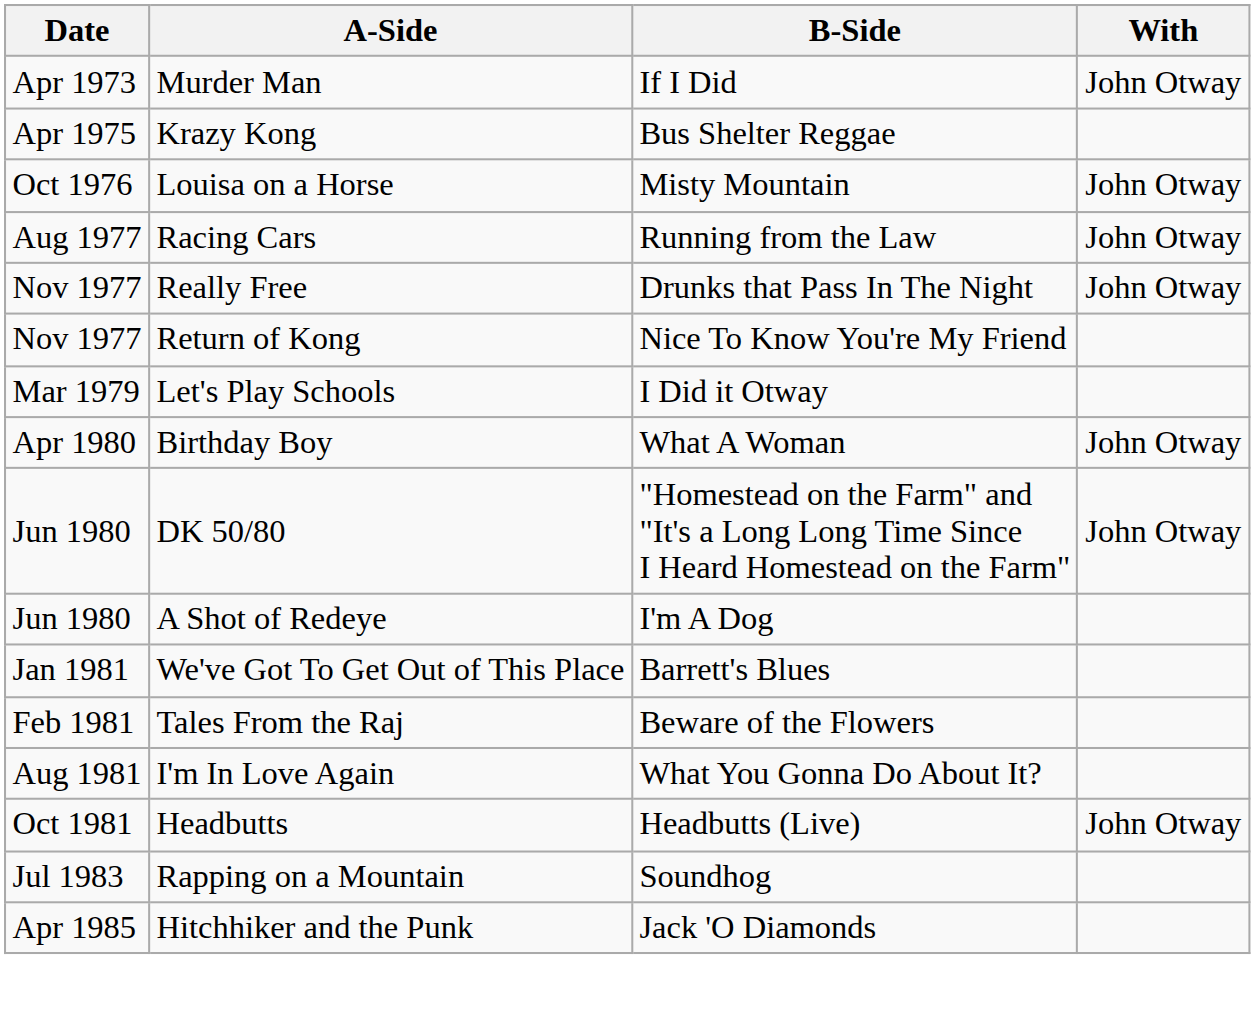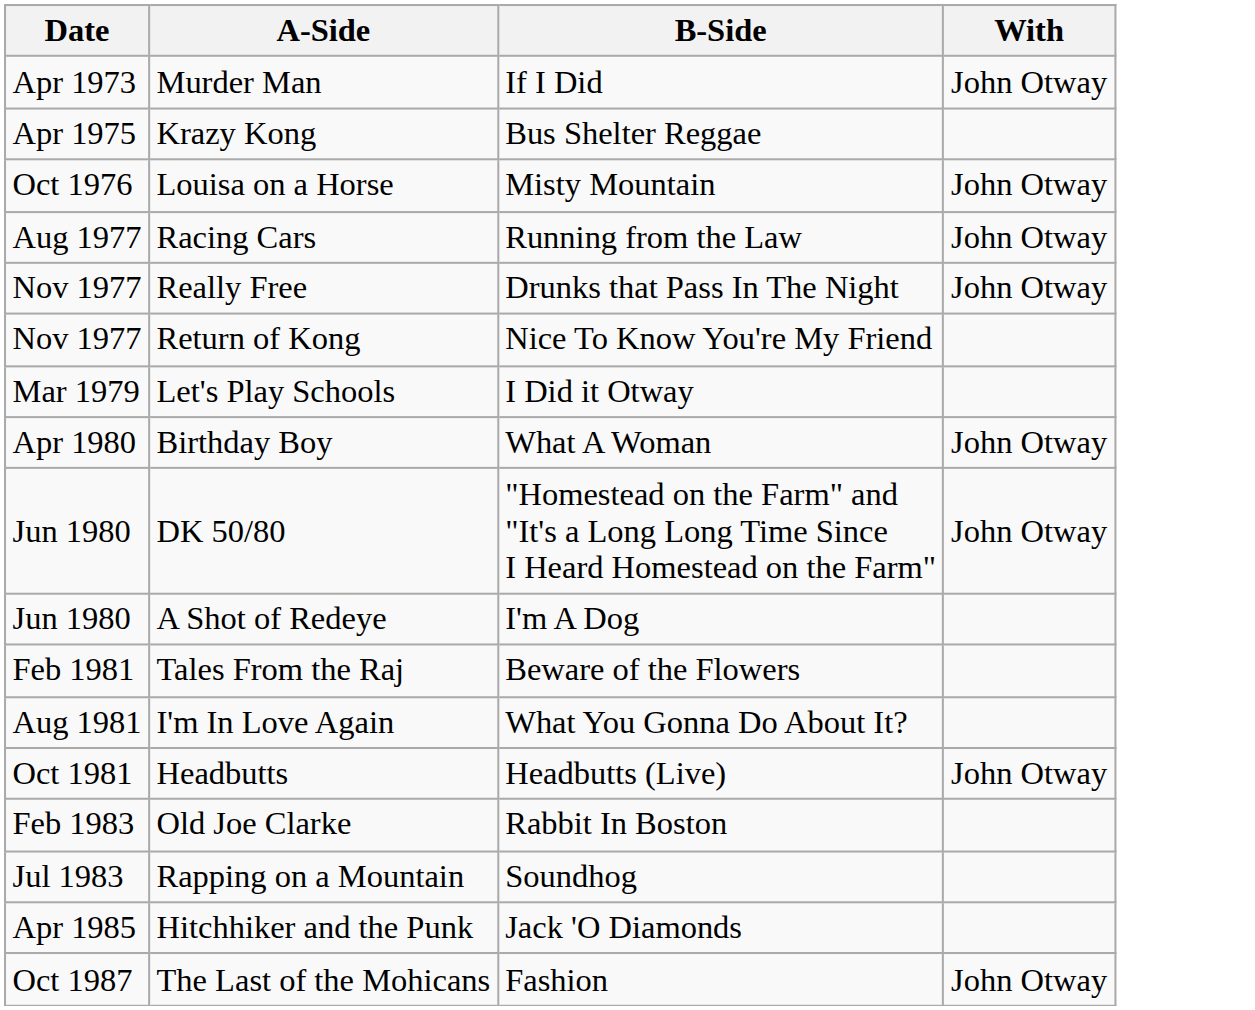- row: (390, 669)
+ row: (254, 824)
+ row: (323, 979)
